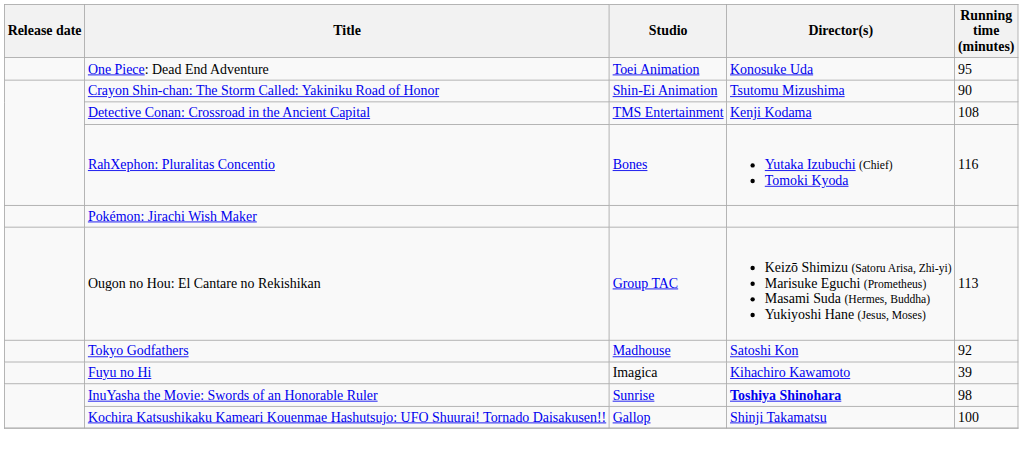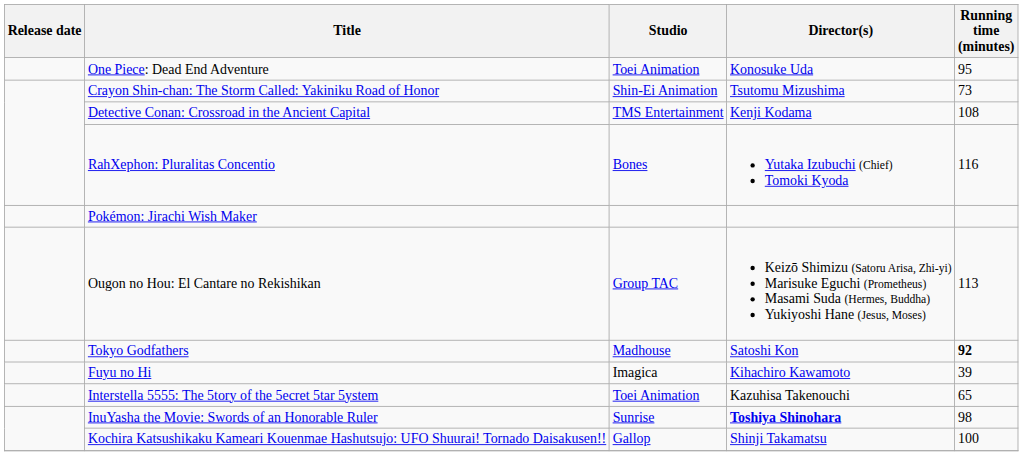(965, 91) 90 -> (965, 91) 73
(965, 351) normal -> (965, 351) bold
+ row: (233, 395)
